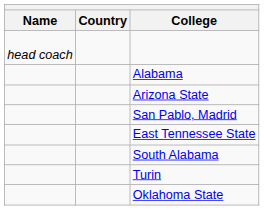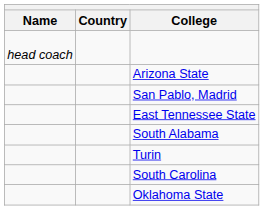- row: (158, 74)
+ row: (175, 174)
